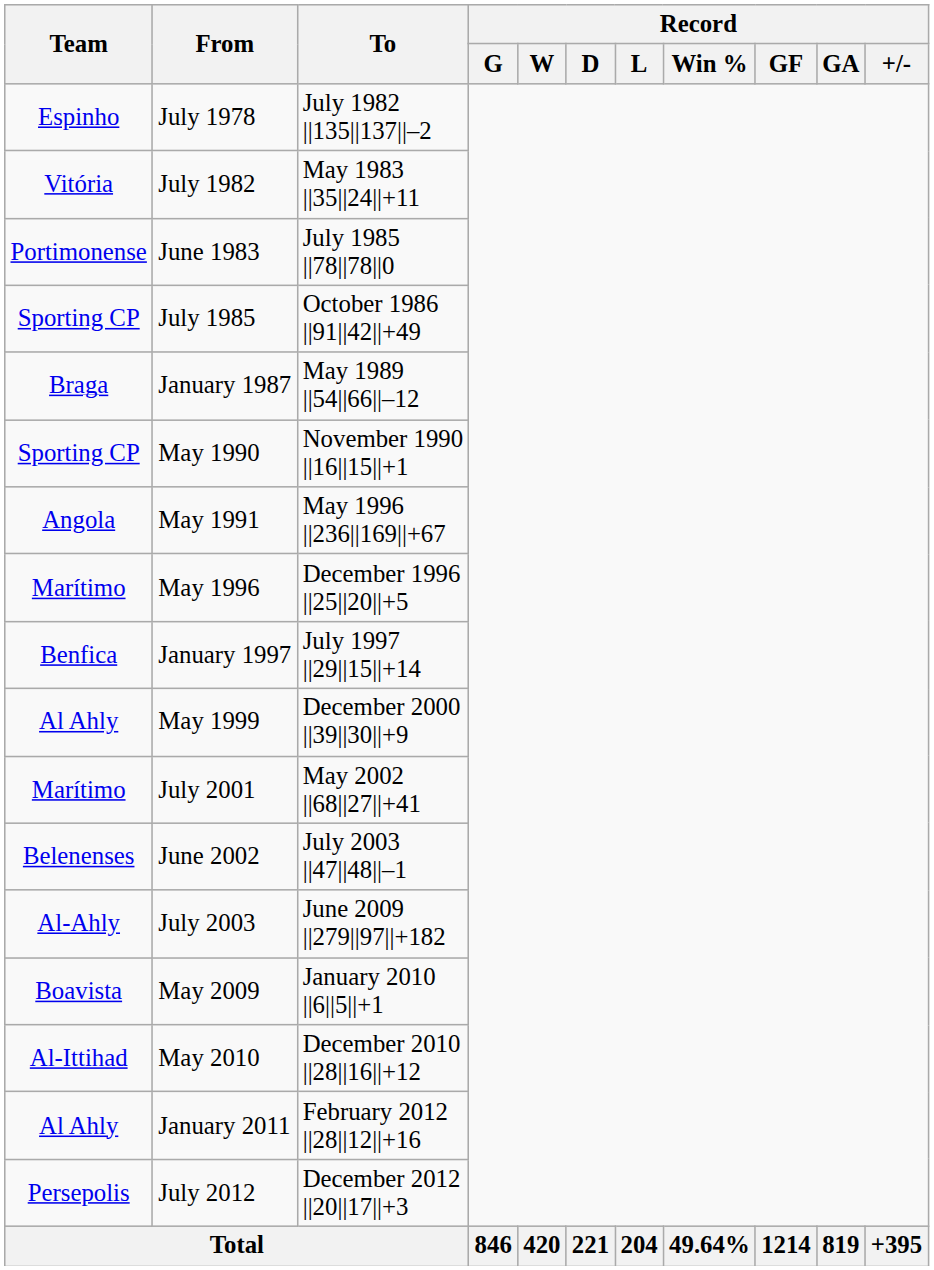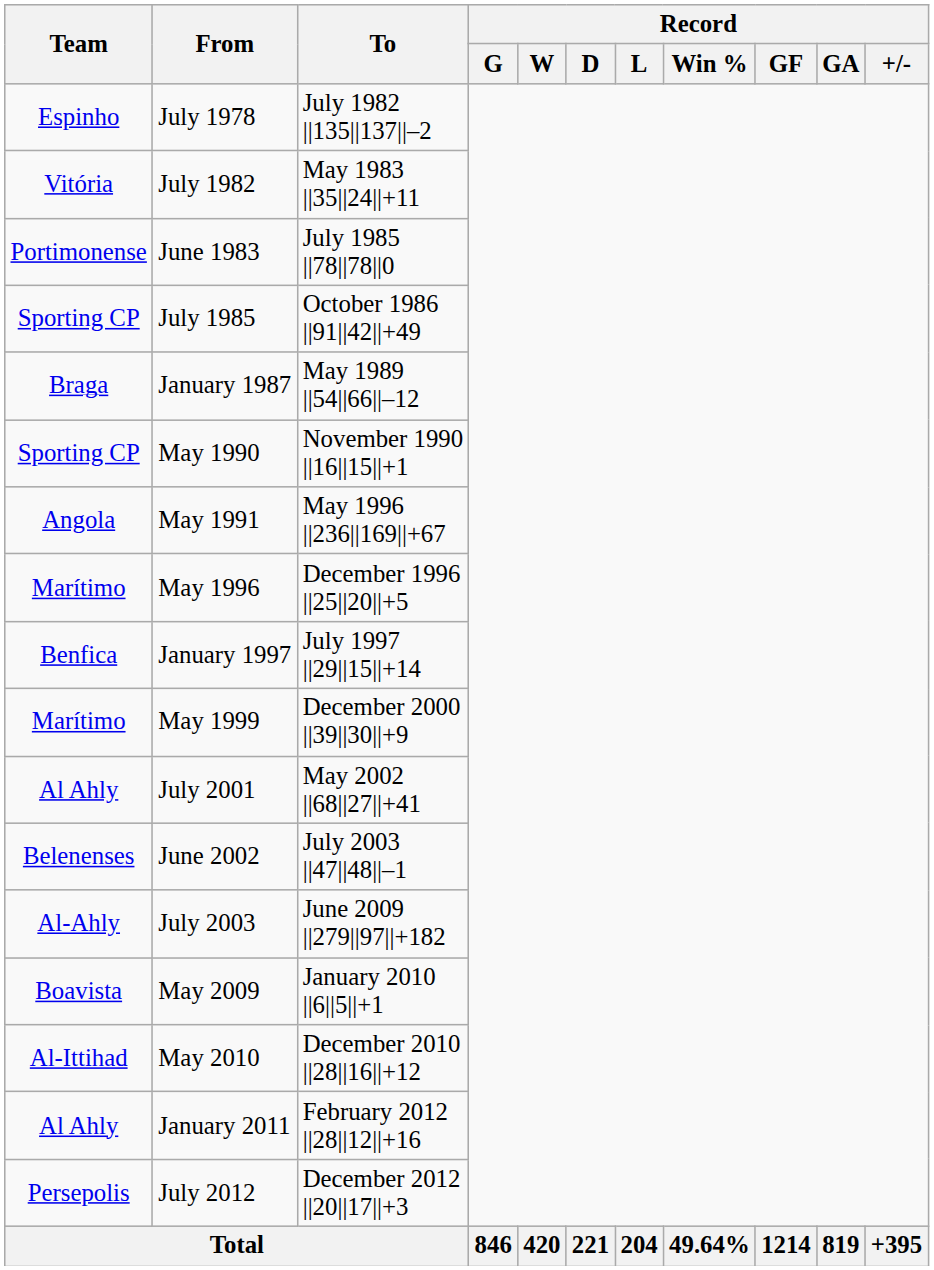(79, 721) Al Ahly -> (79, 721) Marítimo
(79, 789) Marítimo -> (79, 789) Al Ahly
